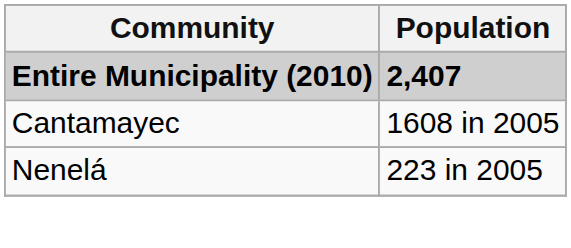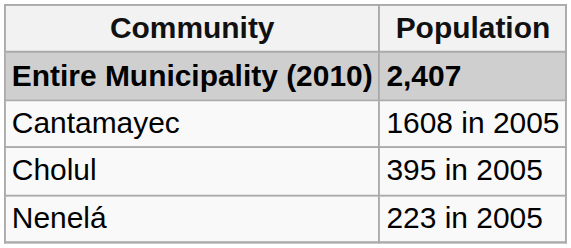+ row: (54, 170)
